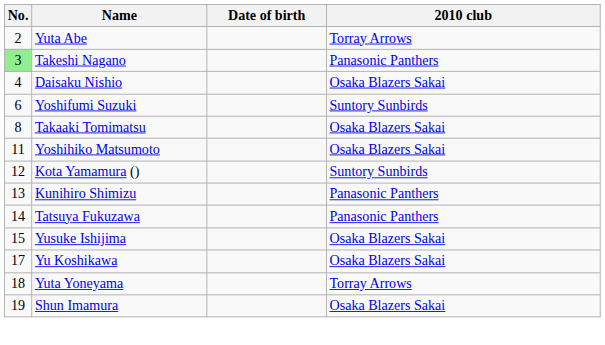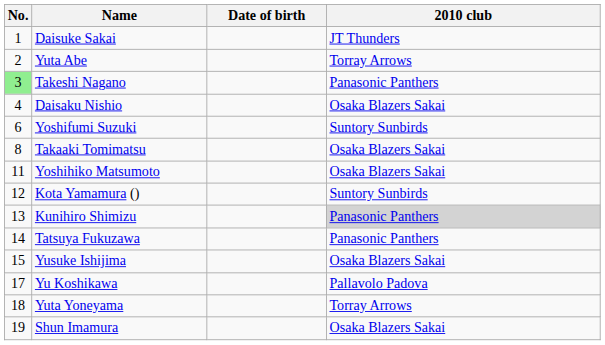+ row: (75, 37)
(384, 194) no background -> (384, 216) lightgrey background
(387, 261) Osaka Blazers Sakai -> (379, 283) Pallavolo Padova
